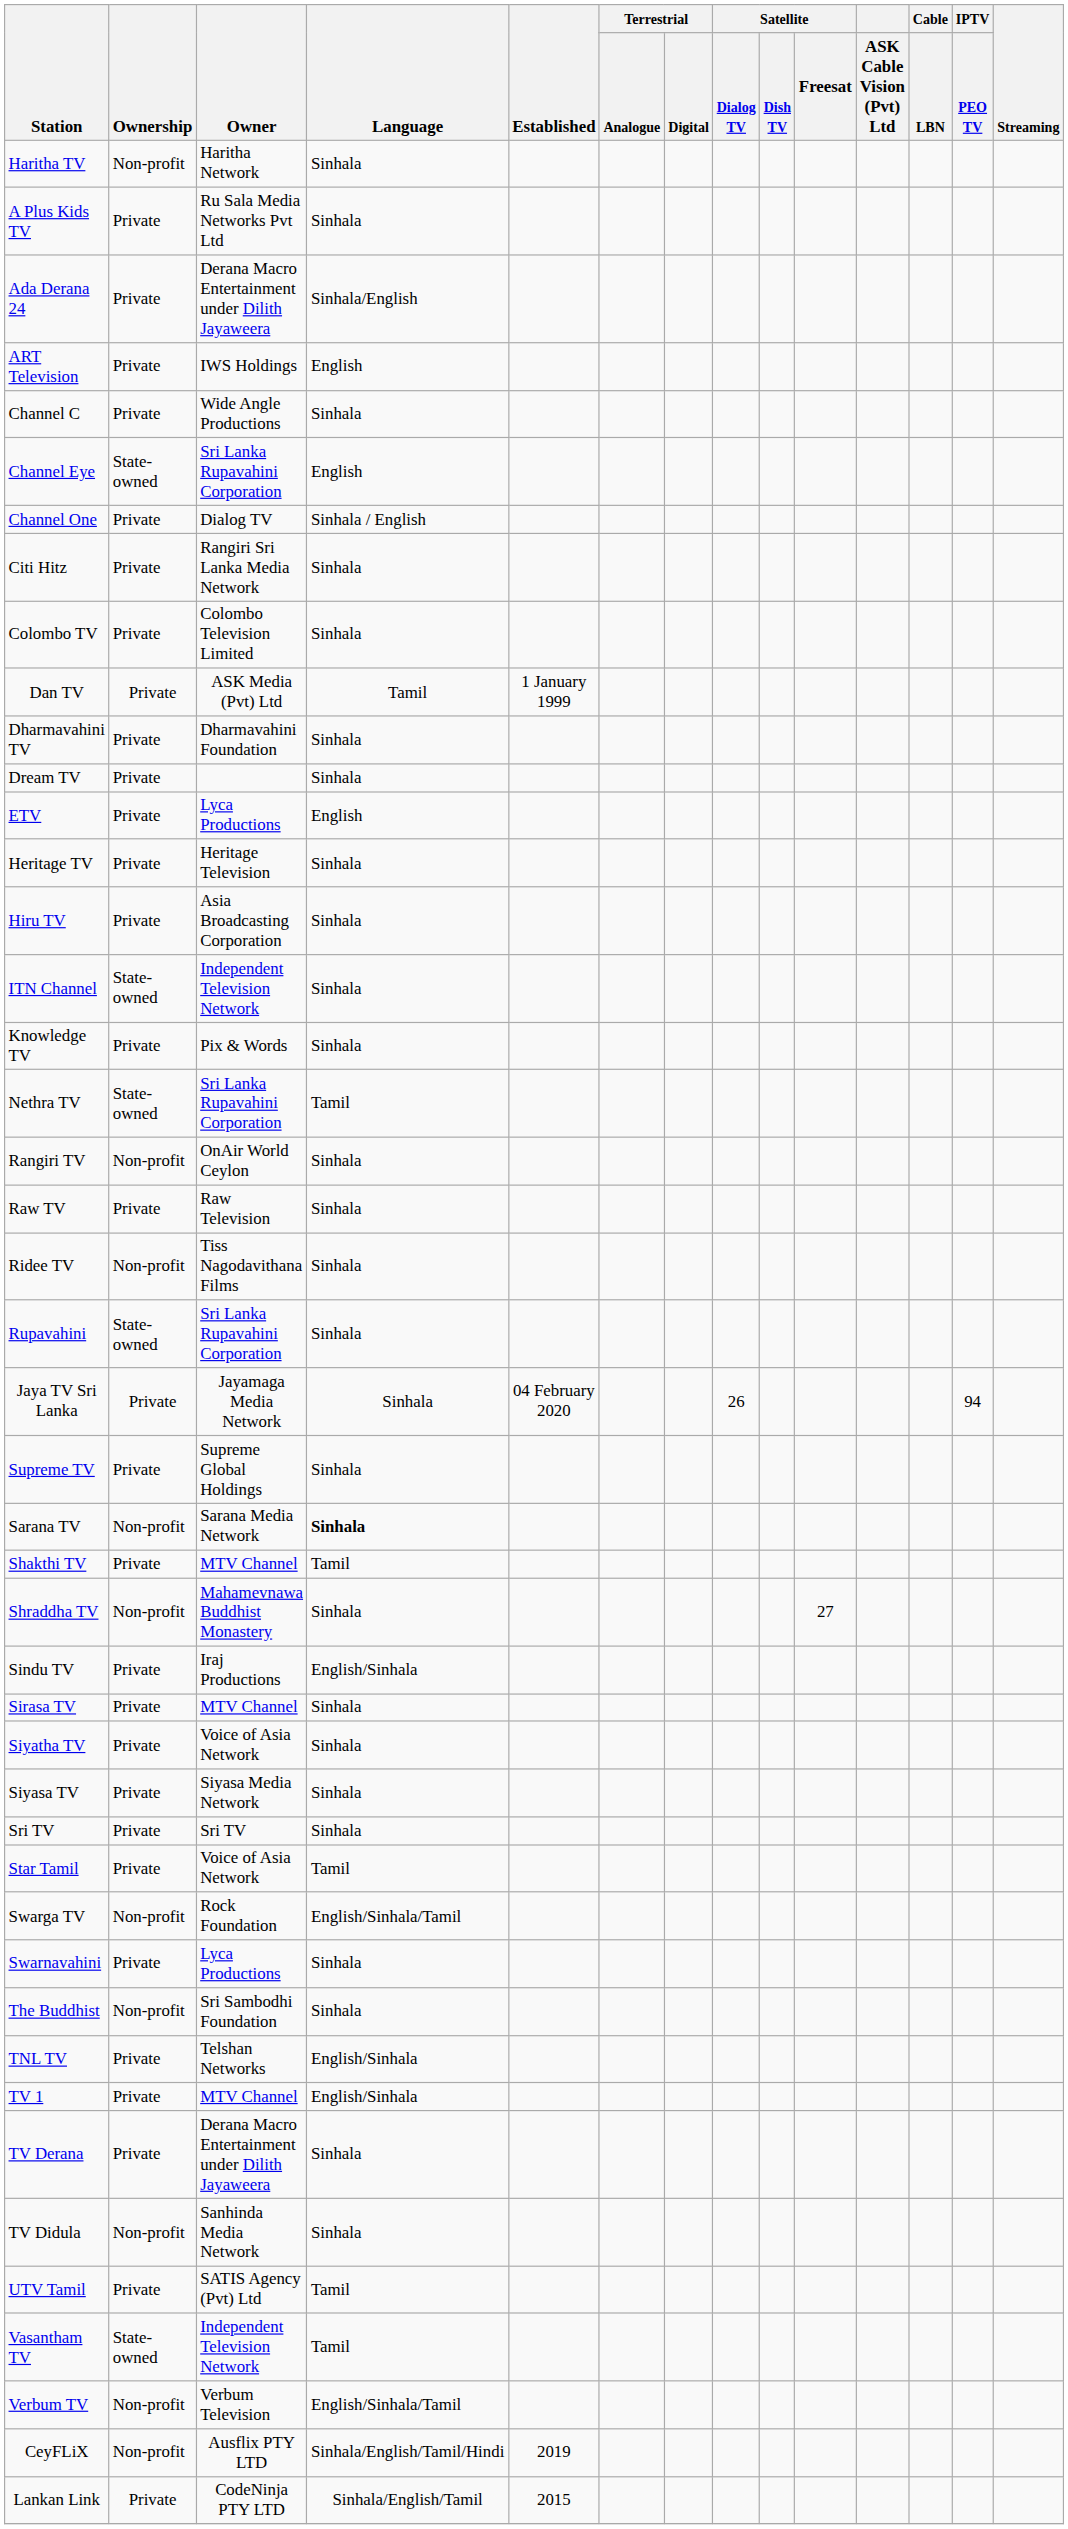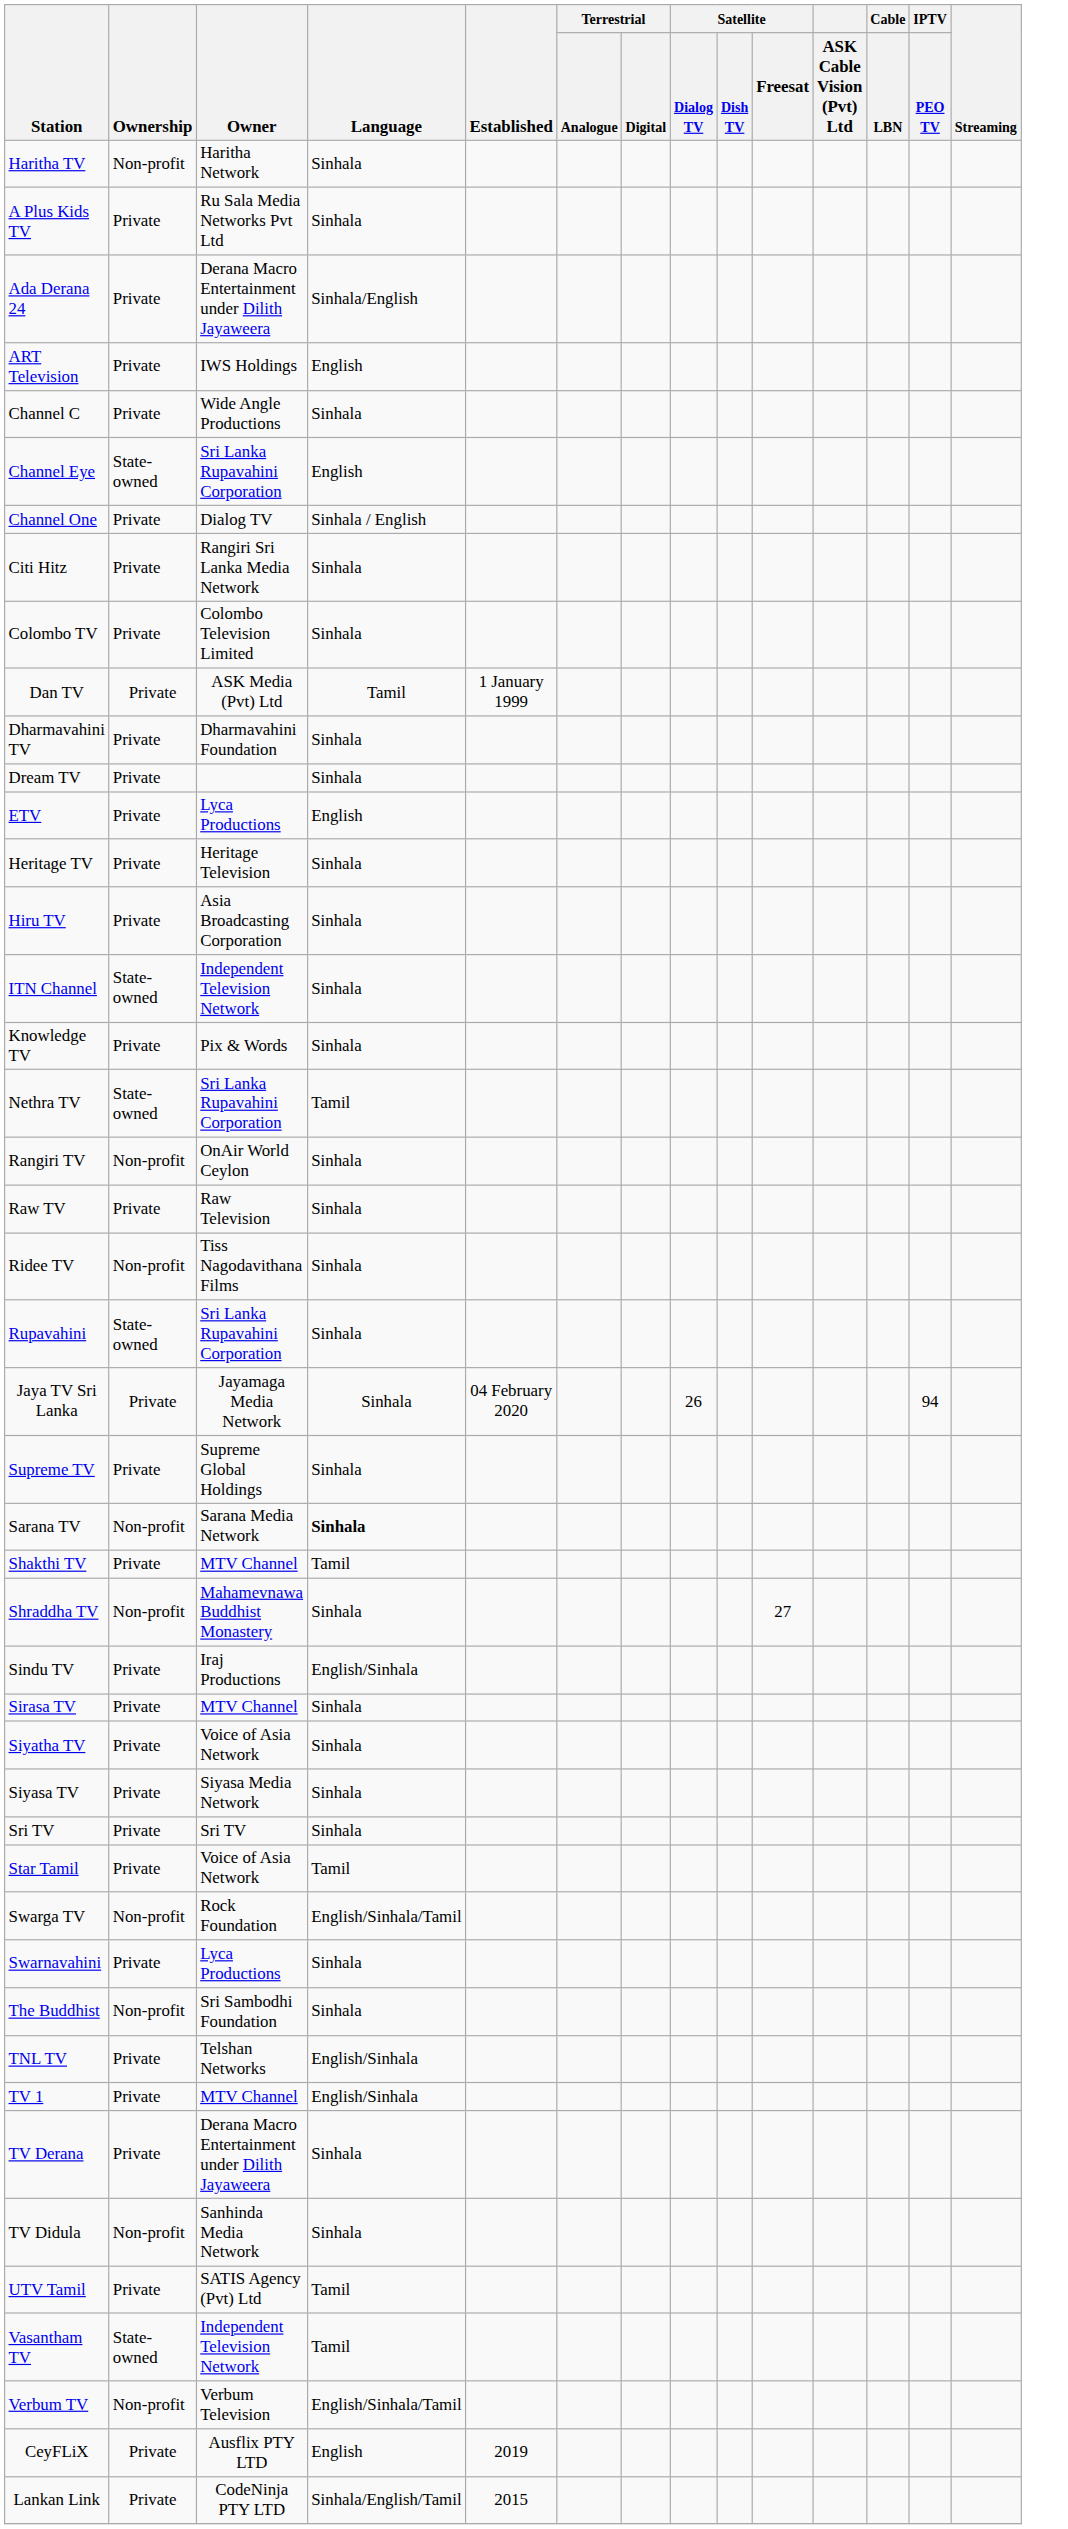(149, 2452) Non-profit -> (153, 2452) Private
(408, 2452) Sinhala/English/Tamil/Hindi -> (337, 2452) English
